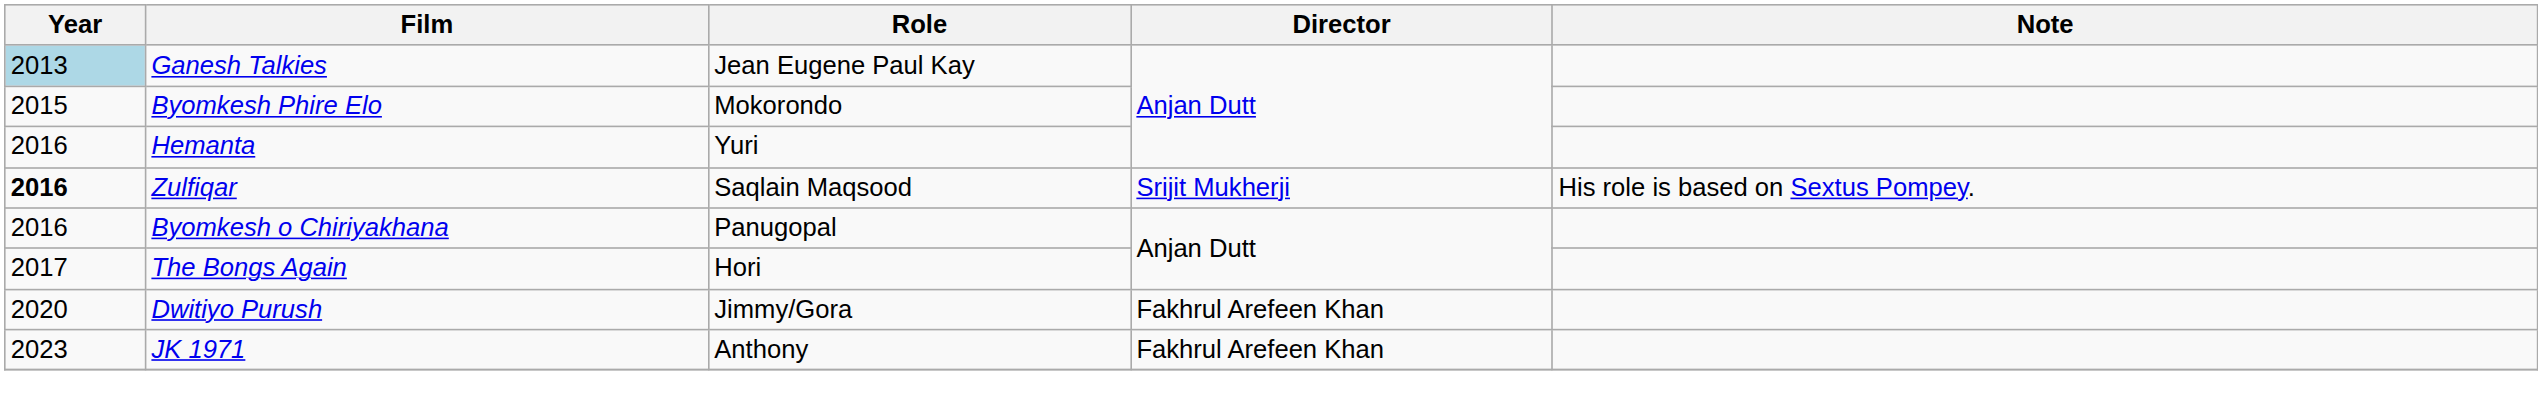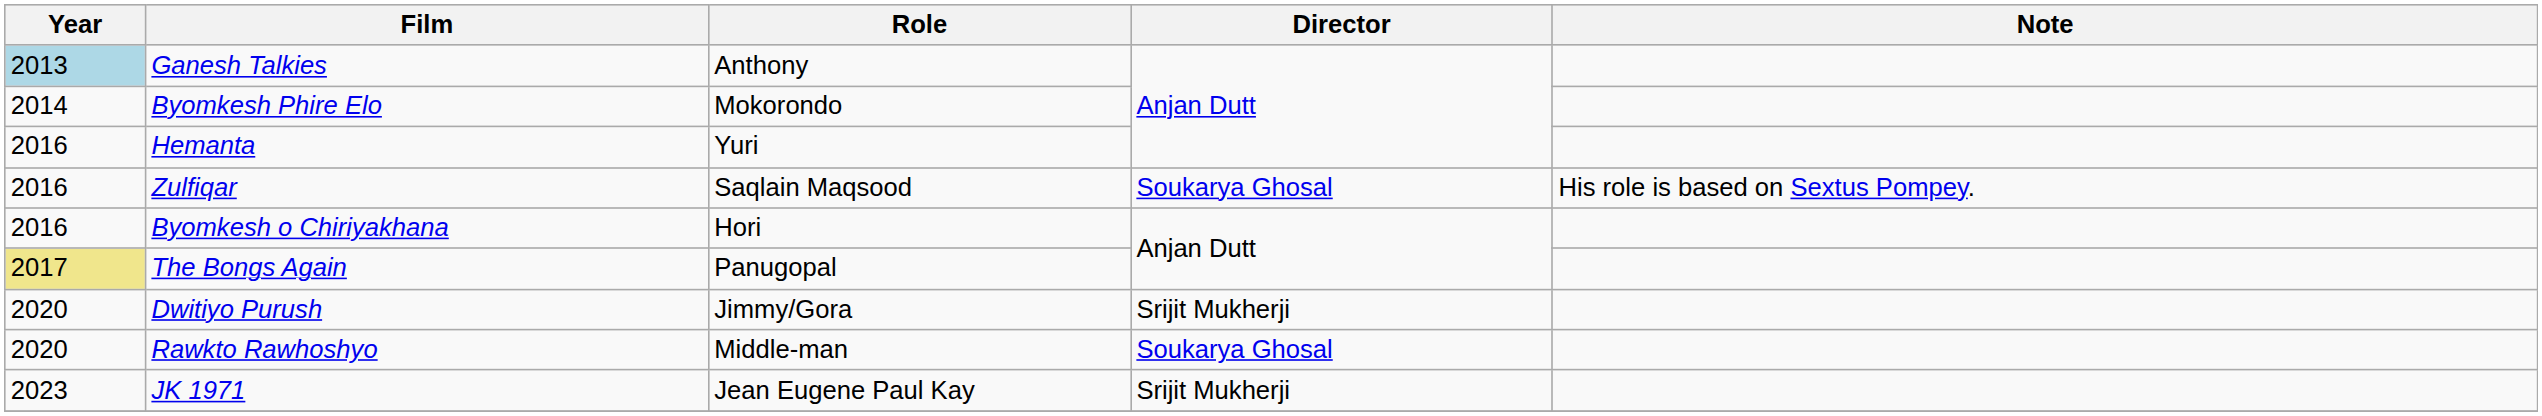(844, 65) Jean Eugene Paul Kay -> (761, 65) Anthony
(39, 106) 2015 -> (39, 106) 2014
(39, 187) bold -> (39, 187) normal
(1213, 187) Srijit Mukherji -> (1235, 187) Soukarya Ghosal
(775, 227) Panugopal -> (738, 227) Hori
(39, 268) no background -> (39, 268) khaki background
(738, 268) Hori -> (775, 268) Panugopal
(1260, 308) Fakhrul Arefeen Khan -> (1213, 308) Srijit Mukherji
+ row: (265, 349)
(761, 349) Anthony -> (844, 390) Jean Eugene Paul Kay
(1260, 349) Fakhrul Arefeen Khan -> (1213, 390) Srijit Mukherji
